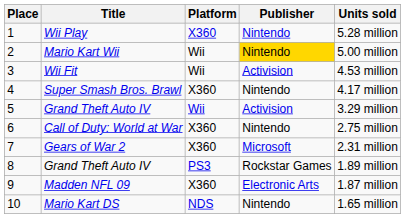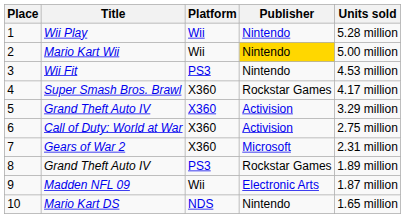(202, 33) X360 -> (196, 33) Wii
(196, 71) Wii -> (199, 71) PS3
(268, 71) Activision -> (266, 71) Nintendo
(266, 90) Nintendo -> (287, 90) Rockstar Games
(196, 109) Wii -> (202, 109) X360
(266, 128) Nintendo -> (268, 128) Activision
(202, 185) X360 -> (196, 185) Wii
